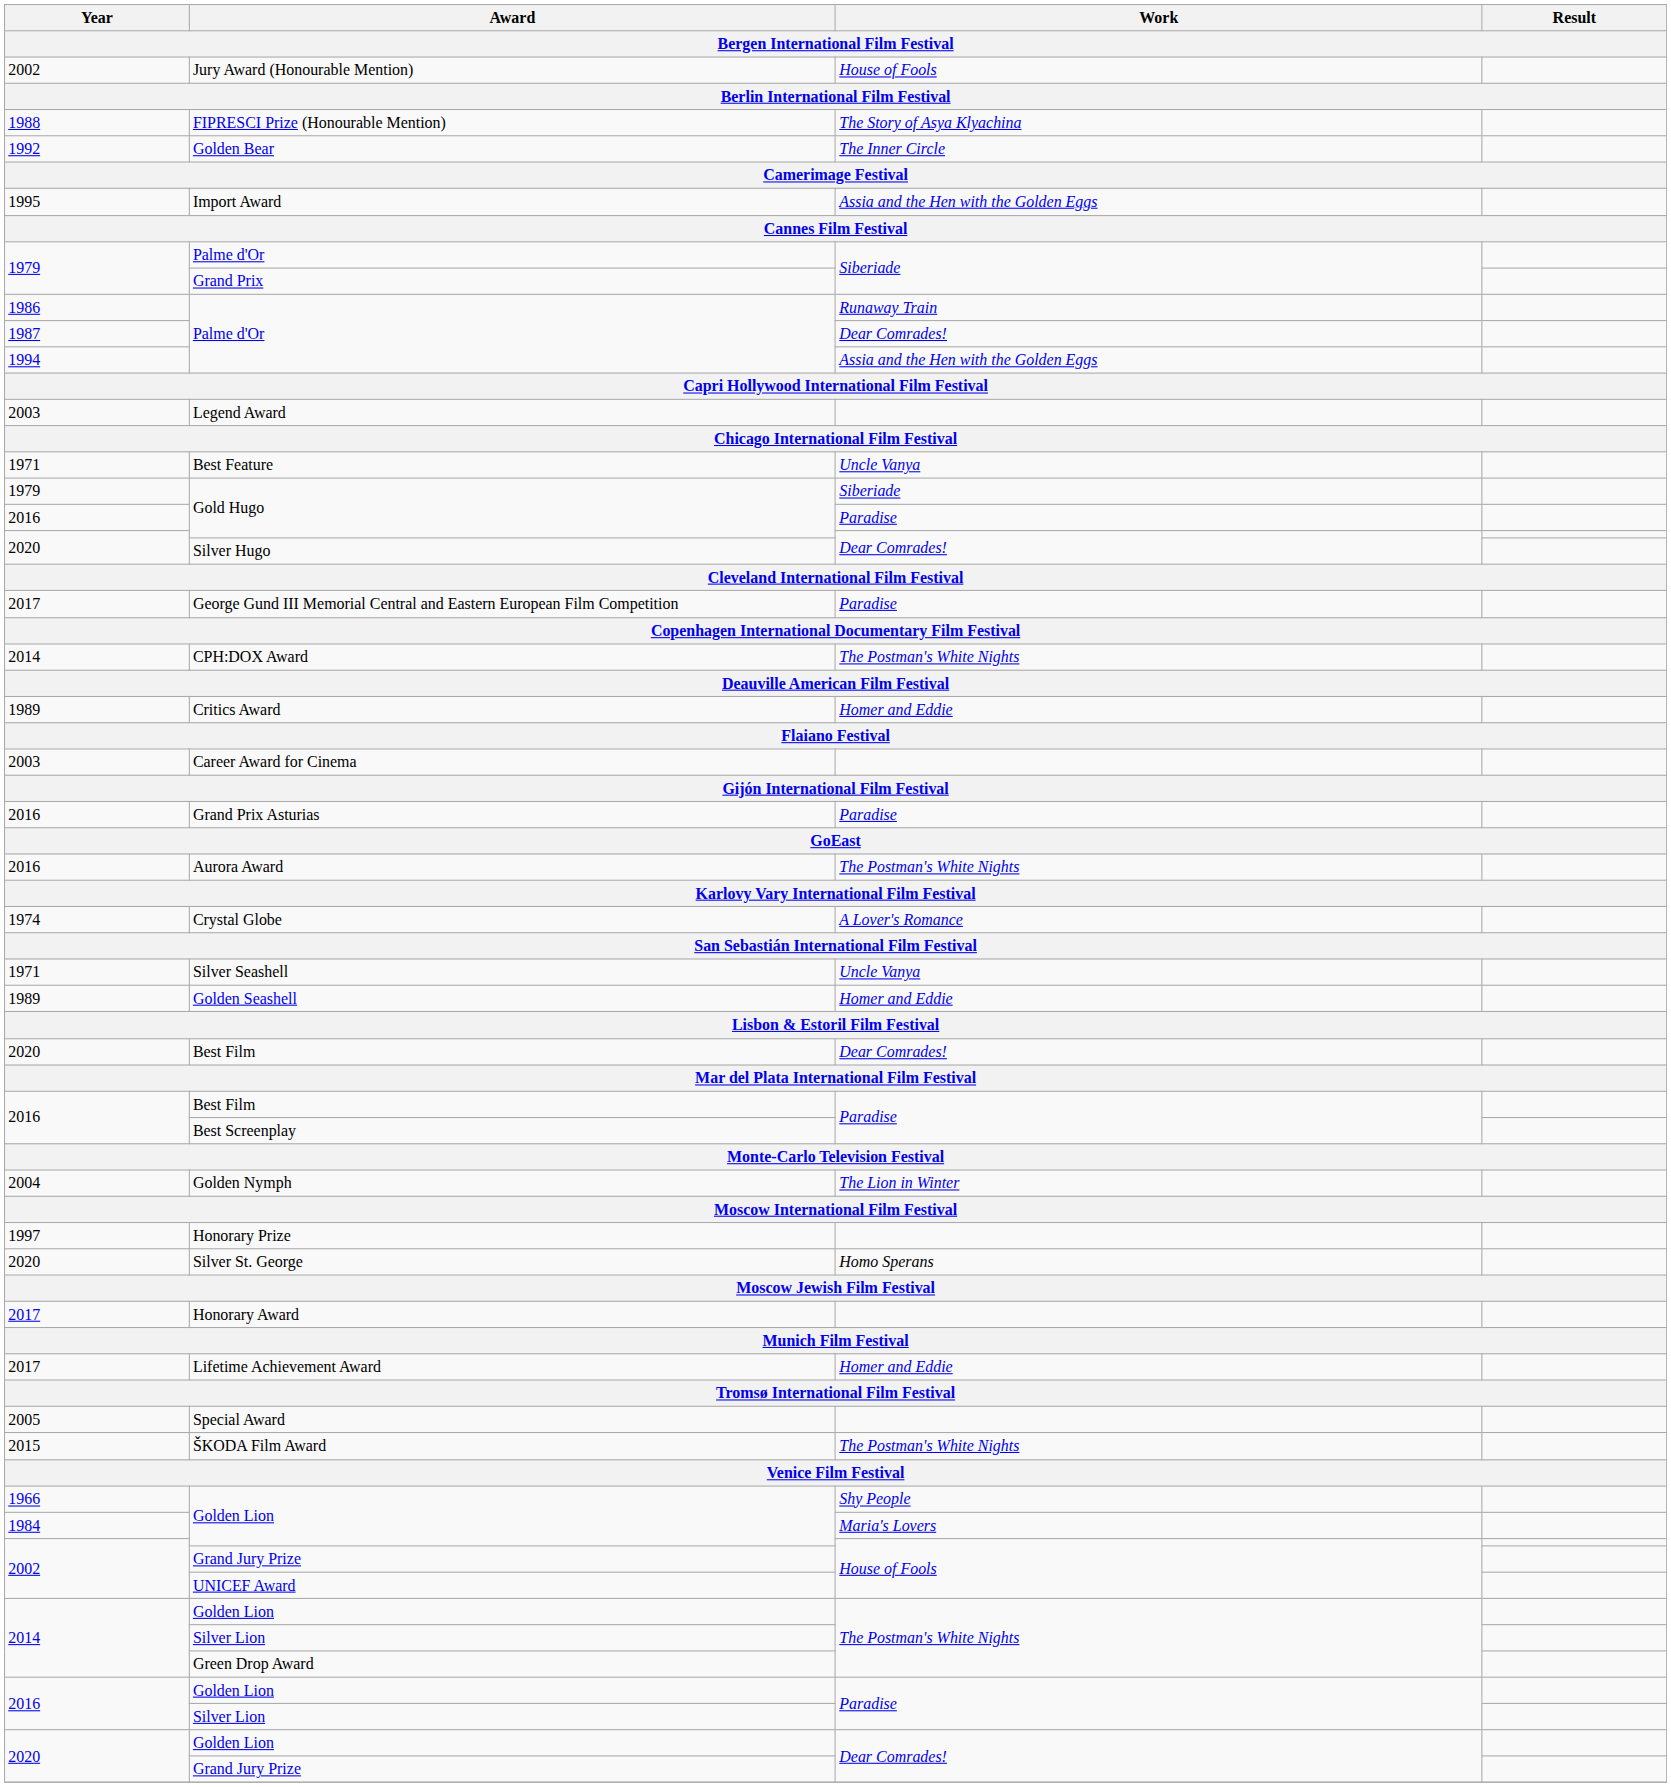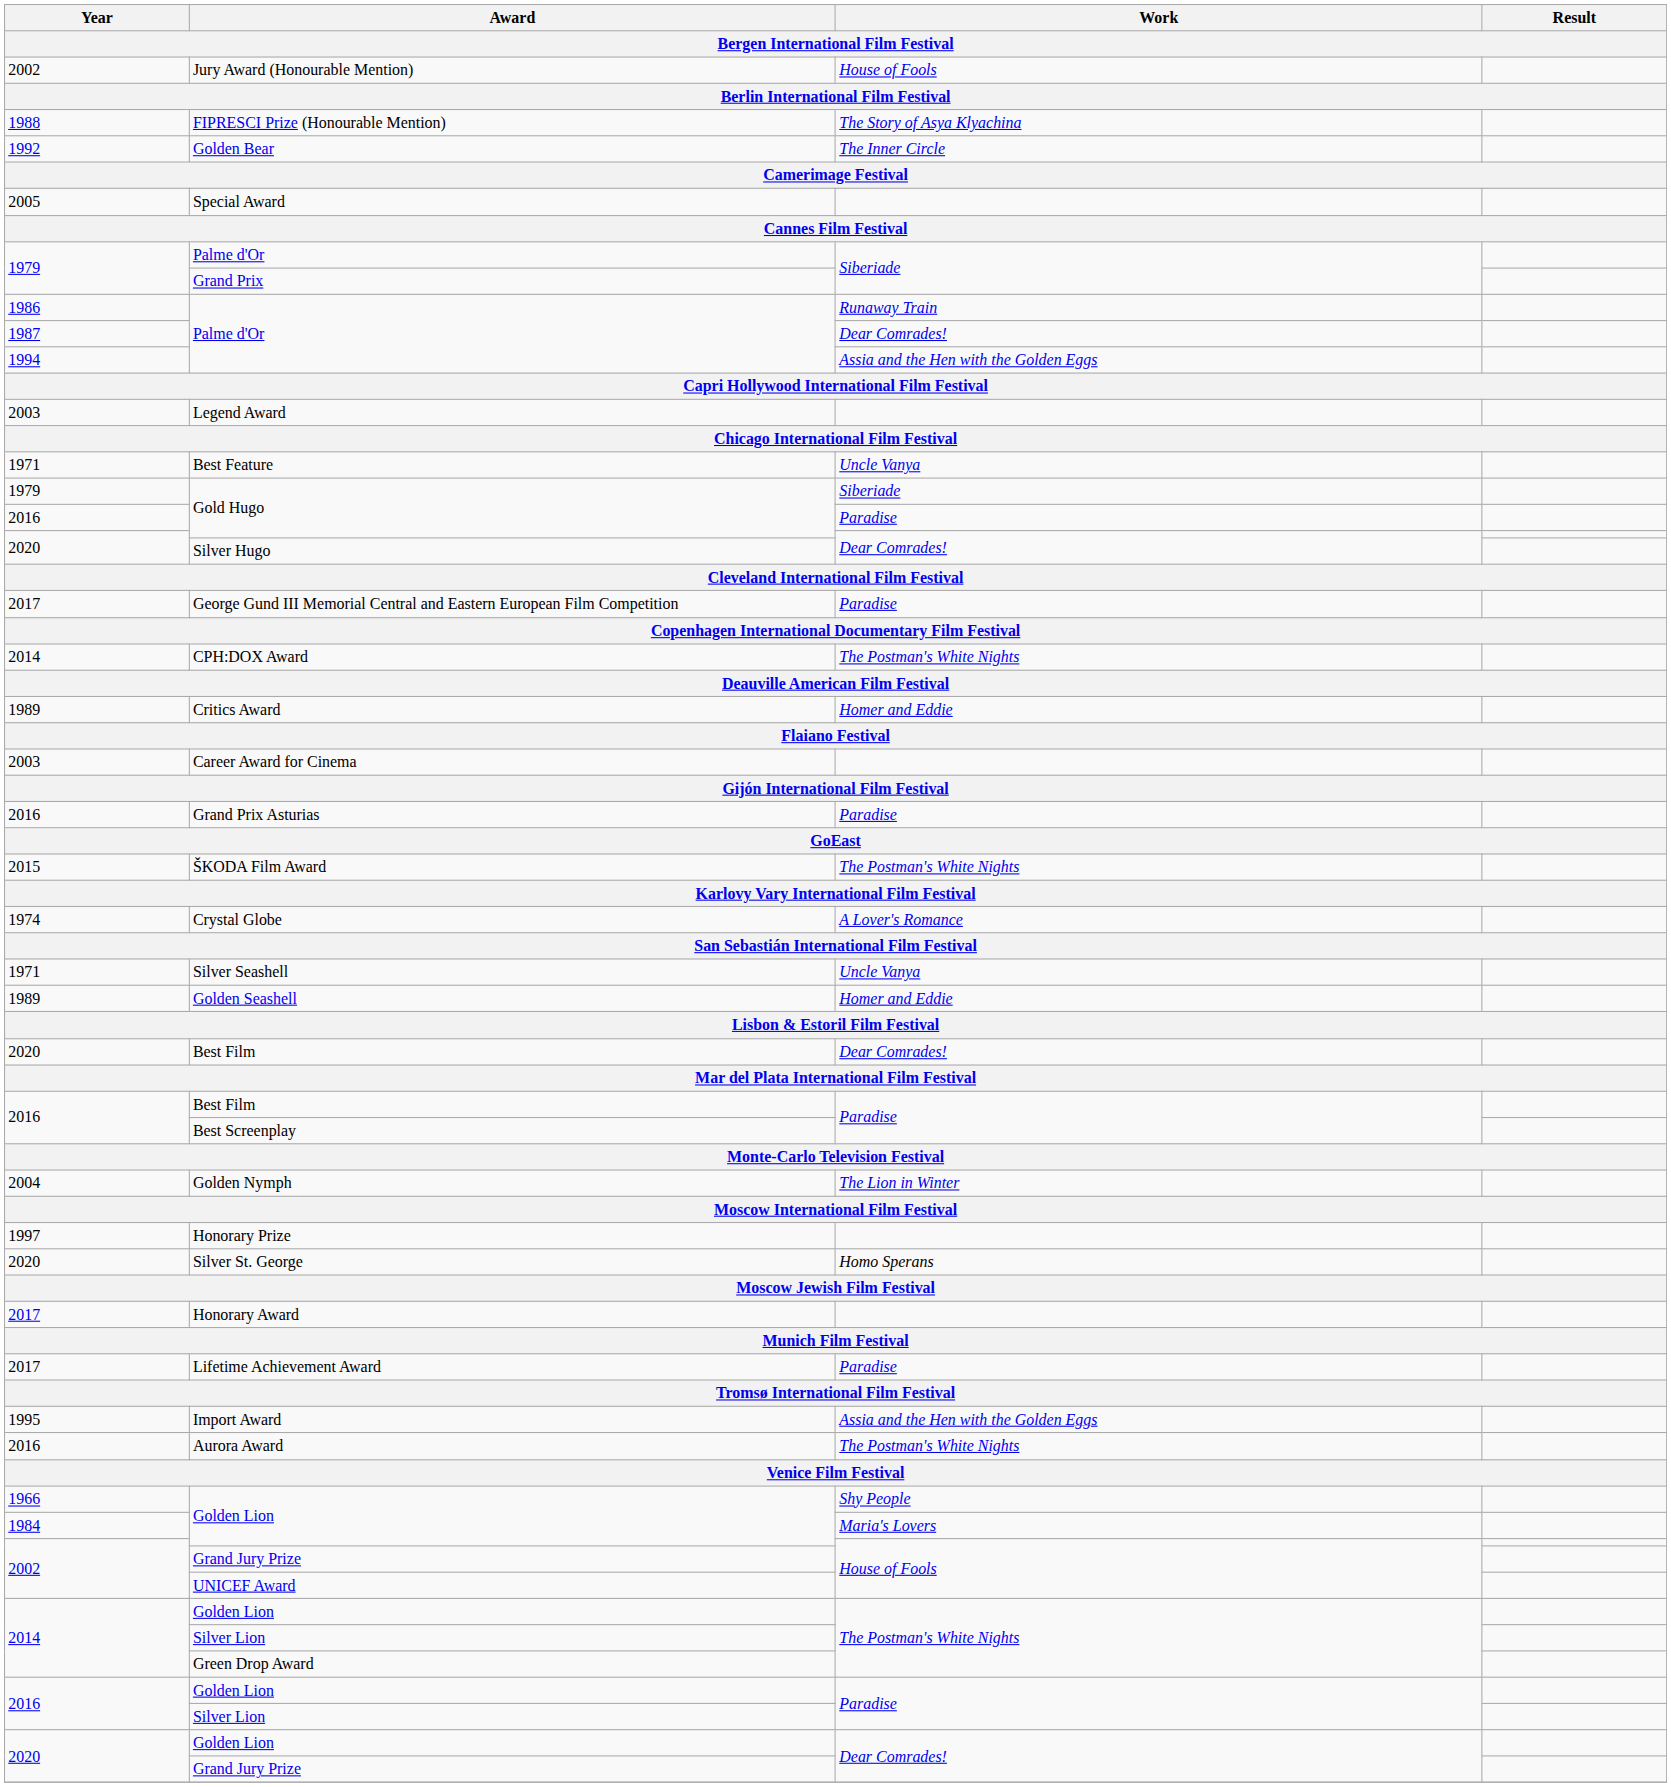rows swapped: (24, 1419) <-> (24, 202)
rows swapped: (24, 1446) <-> (24, 867)
(896, 1367) Homer and Eddie -> (868, 1367) Paradise
